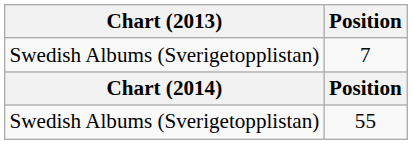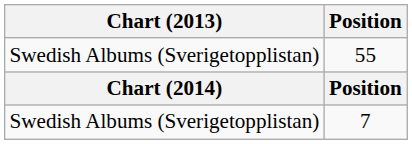rows swapped: (365, 54) <-> (365, 121)
